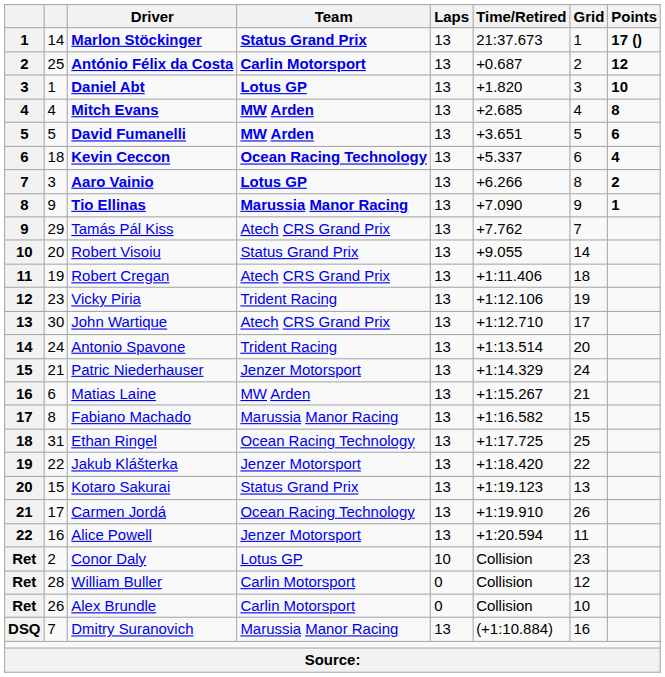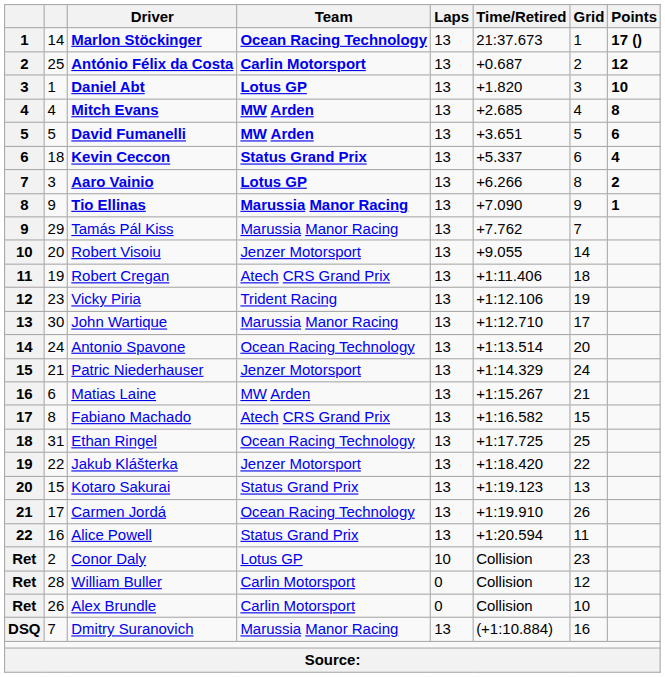(304, 40) Status Grand Prix -> (334, 40) Ocean Racing Technology
(334, 157) Ocean Racing Technology -> (304, 157) Status Grand Prix
(315, 228) Atech CRS Grand Prix -> (319, 228) Marussia Manor Racing
(299, 252) Status Grand Prix -> (301, 252) Jenzer Motorsport
(315, 322) Atech CRS Grand Prix -> (319, 322) Marussia Manor Racing
(289, 346) Trident Racing -> (328, 346) Ocean Racing Technology
(319, 417) Marussia Manor Racing -> (315, 417) Atech CRS Grand Prix
(301, 535) Jenzer Motorsport -> (299, 535) Status Grand Prix
